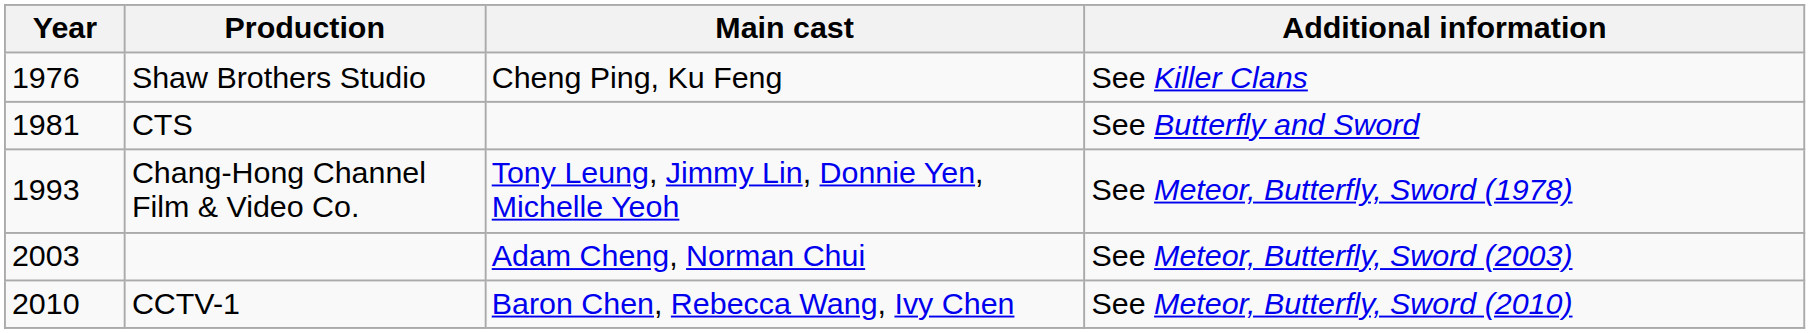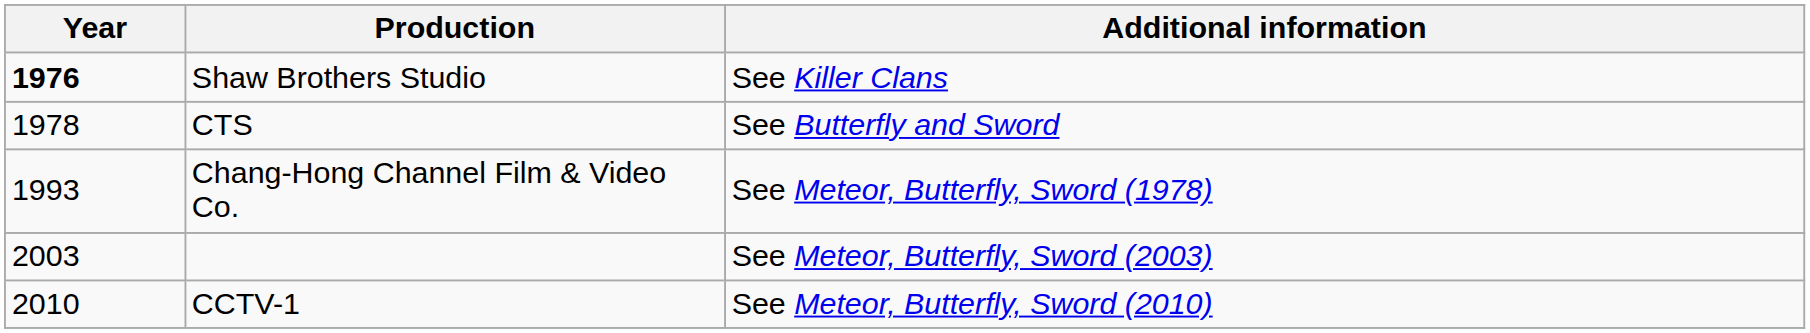- column: (785, 28)
(46, 76) normal -> (46, 76) bold
(46, 125) 1981 -> (46, 125) 1978
